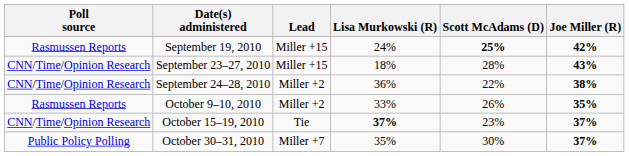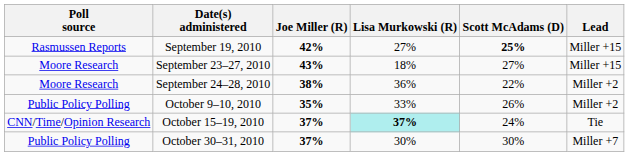columns swapped: (585, 27) <-> (302, 27)
(385, 46) 24% -> (405, 46) 27%
(79, 65) CNN/Time/Opinion Research -> (79, 65) Moore Research
(493, 65) 28% -> (513, 65) 27%
(79, 84) CNN/Time/Opinion Research -> (79, 84) Moore Research
(79, 103) Rasmussen Reports -> (79, 103) Public Policy Polling
(385, 122) no background -> (405, 122) paleturquoise background
(493, 122) 23% -> (513, 122) 24%
(385, 141) 35% -> (405, 141) 30%
